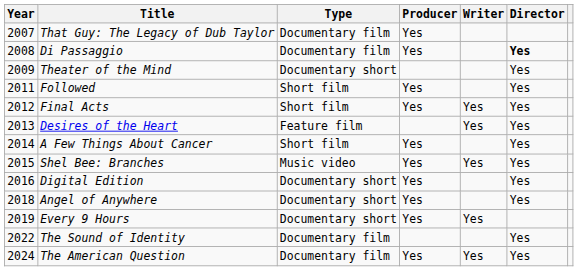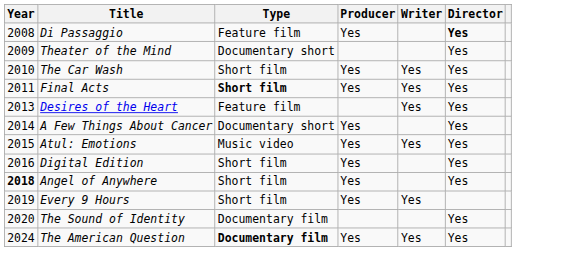- row: (157, 32)
(335, 51) Documentary film -> (259, 32) Feature film
+ row: (81, 70)
- row: (68, 88)
(21, 107) 2012 -> (21, 88) 2011
(314, 107) normal -> (252, 88) bold
(314, 144) Short film -> (276, 126) Documentary short
- row: (102, 163)
+ row: (88, 144)
(338, 182) Documentary short -> (252, 163) Short film
(21, 200) normal -> (21, 182) bold
(338, 200) Documentary short -> (252, 182) Short film
(338, 219) Documentary short -> (252, 200) Short film
(21, 238) 2022 -> (21, 219) 2020
(335, 256) normal -> (273, 238) bold
